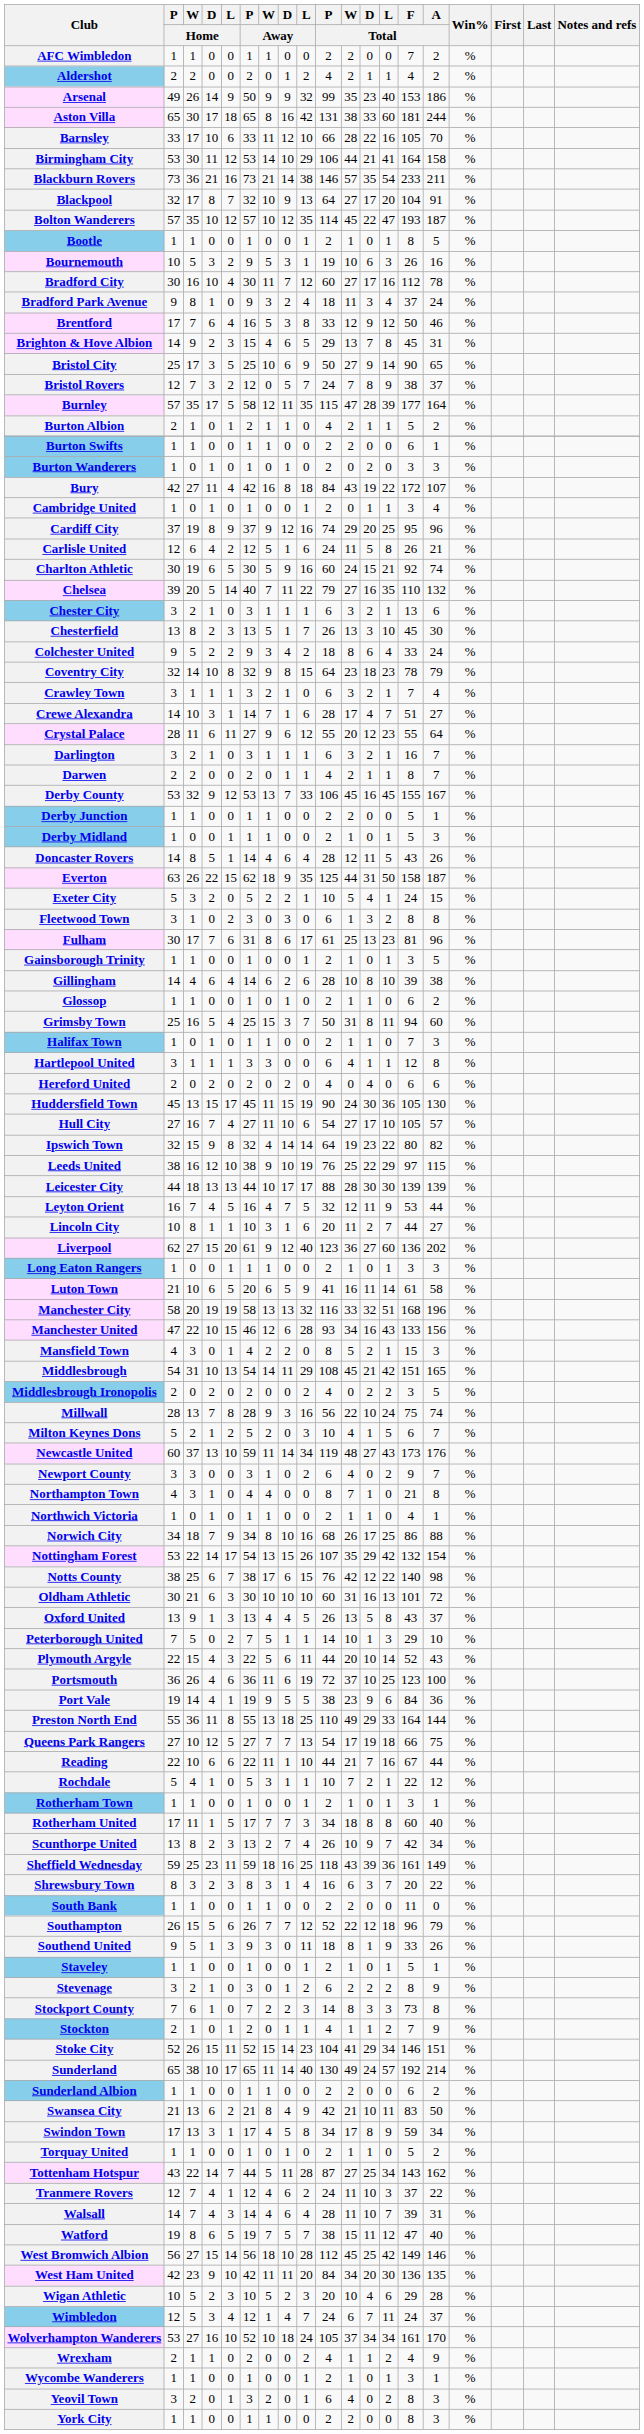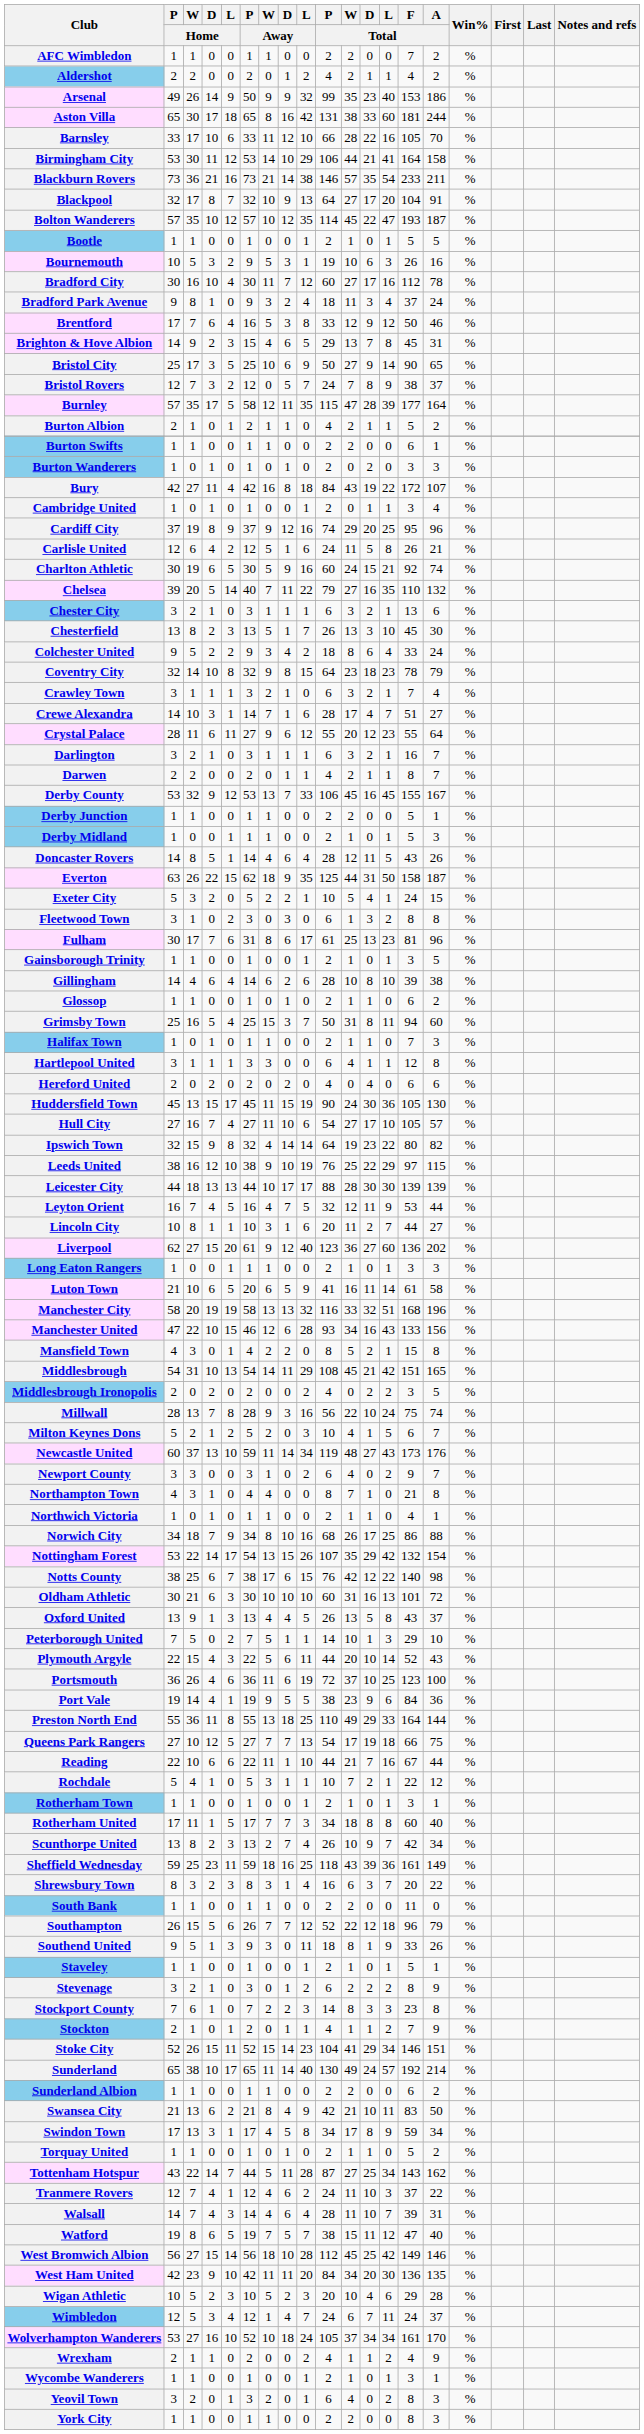(411, 240) 8 -> (411, 240) 5
(436, 1350) 3 -> (436, 1350) 8
(411, 2008) 73 -> (411, 2008) 23
